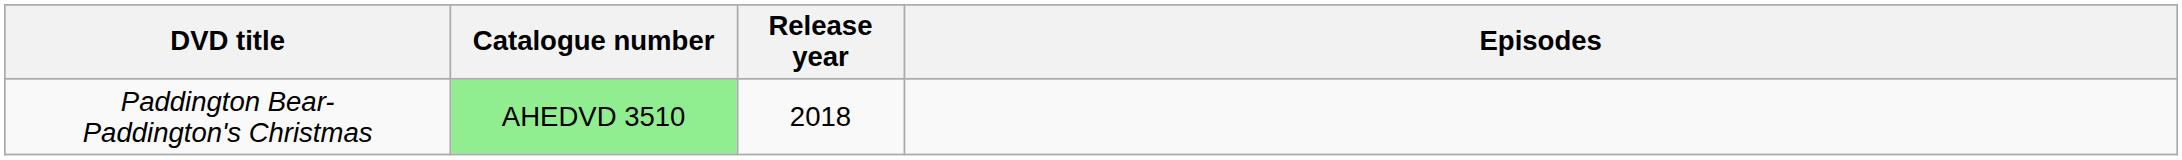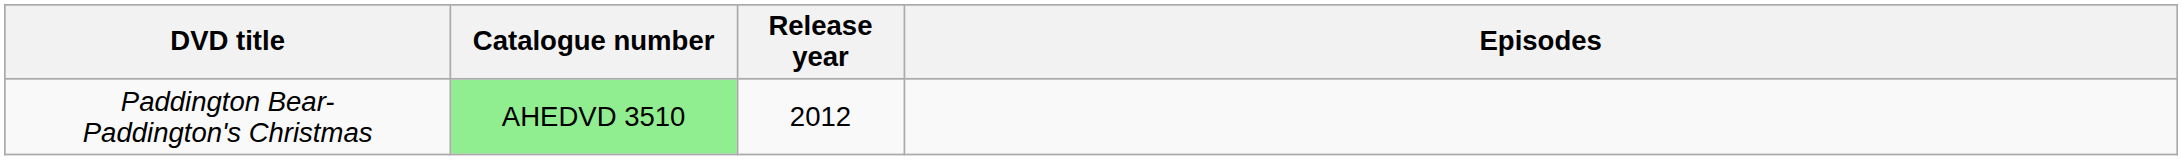(820, 116) 2018 -> (820, 116) 2012
